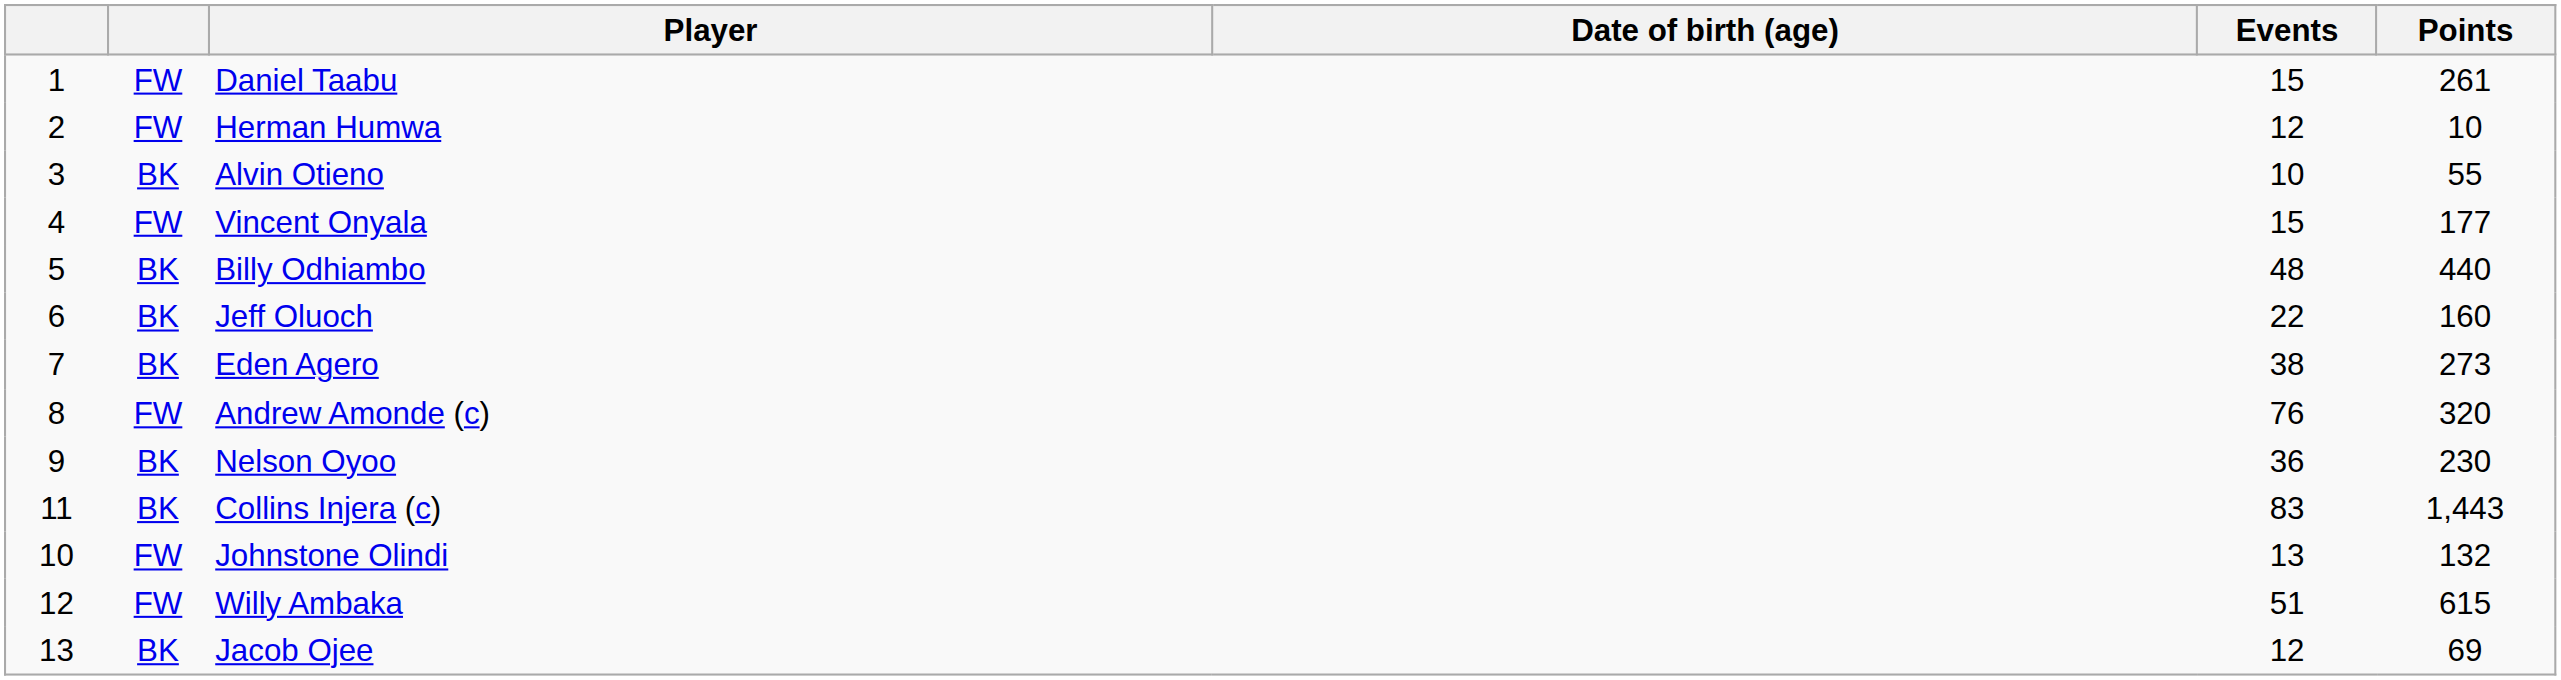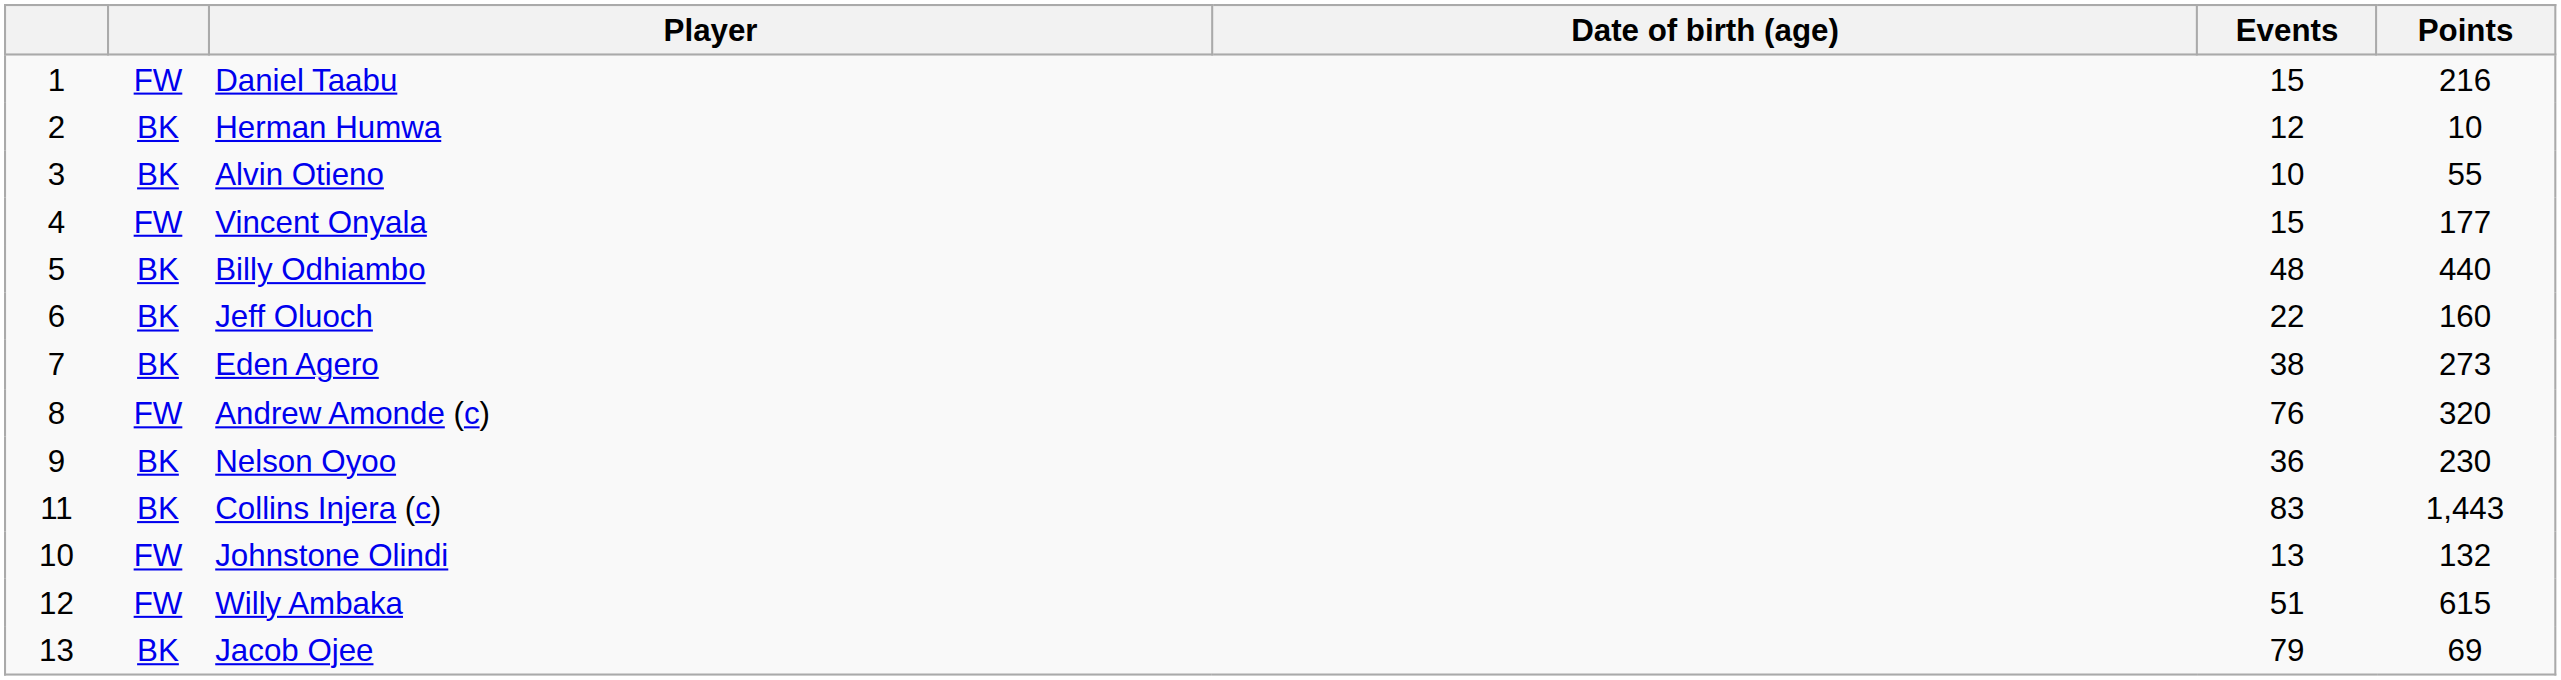(2465, 80) 261 -> (2465, 80) 216
(158, 127) FW -> (158, 127) BK
(2287, 650) 12 -> (2287, 650) 79
